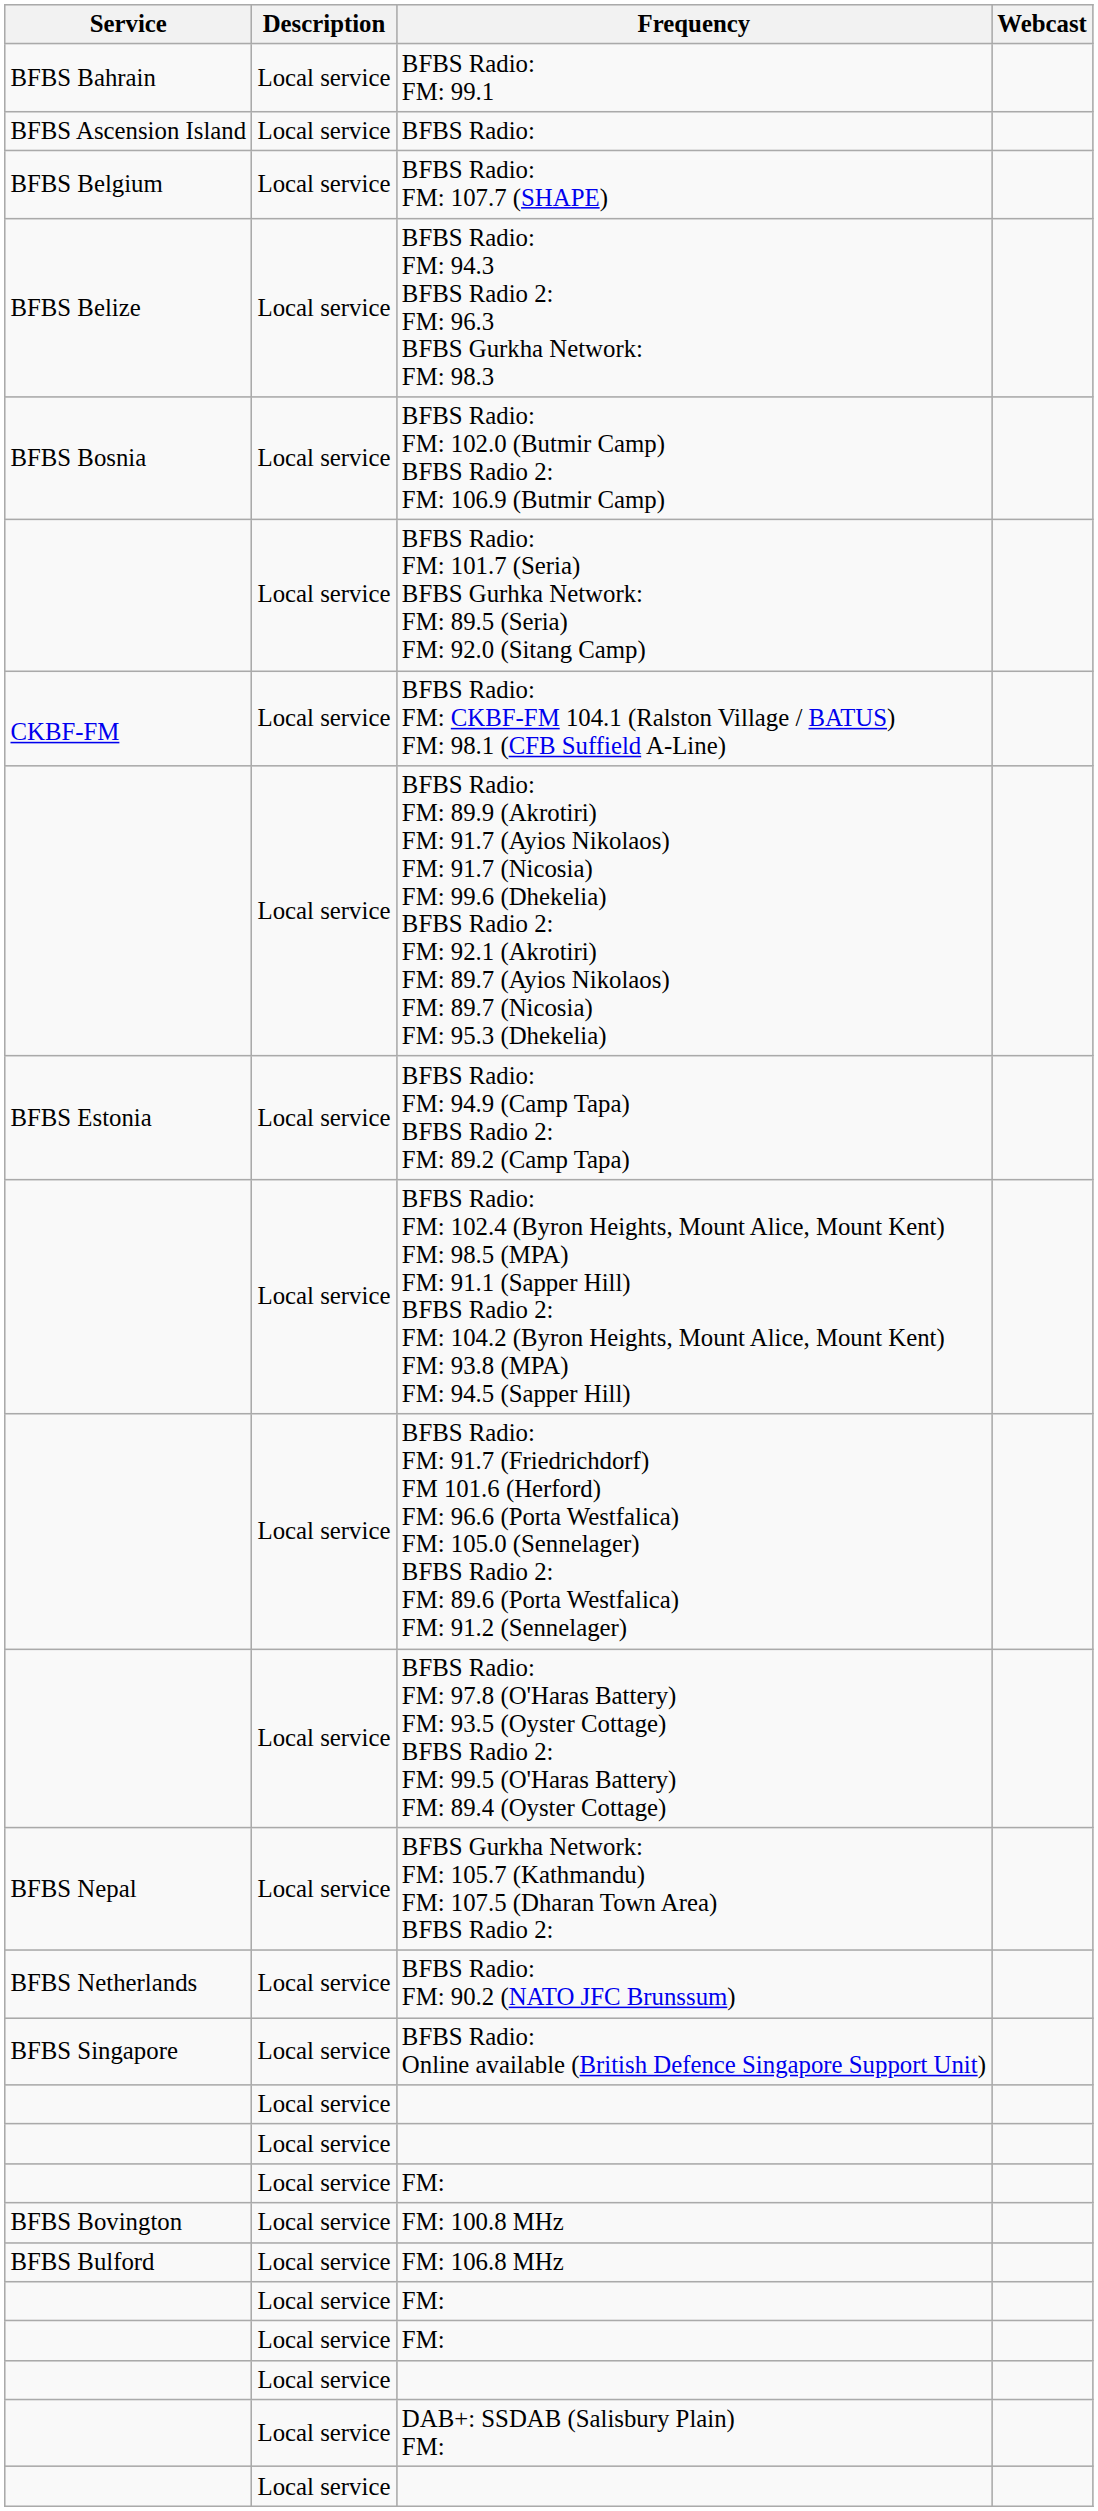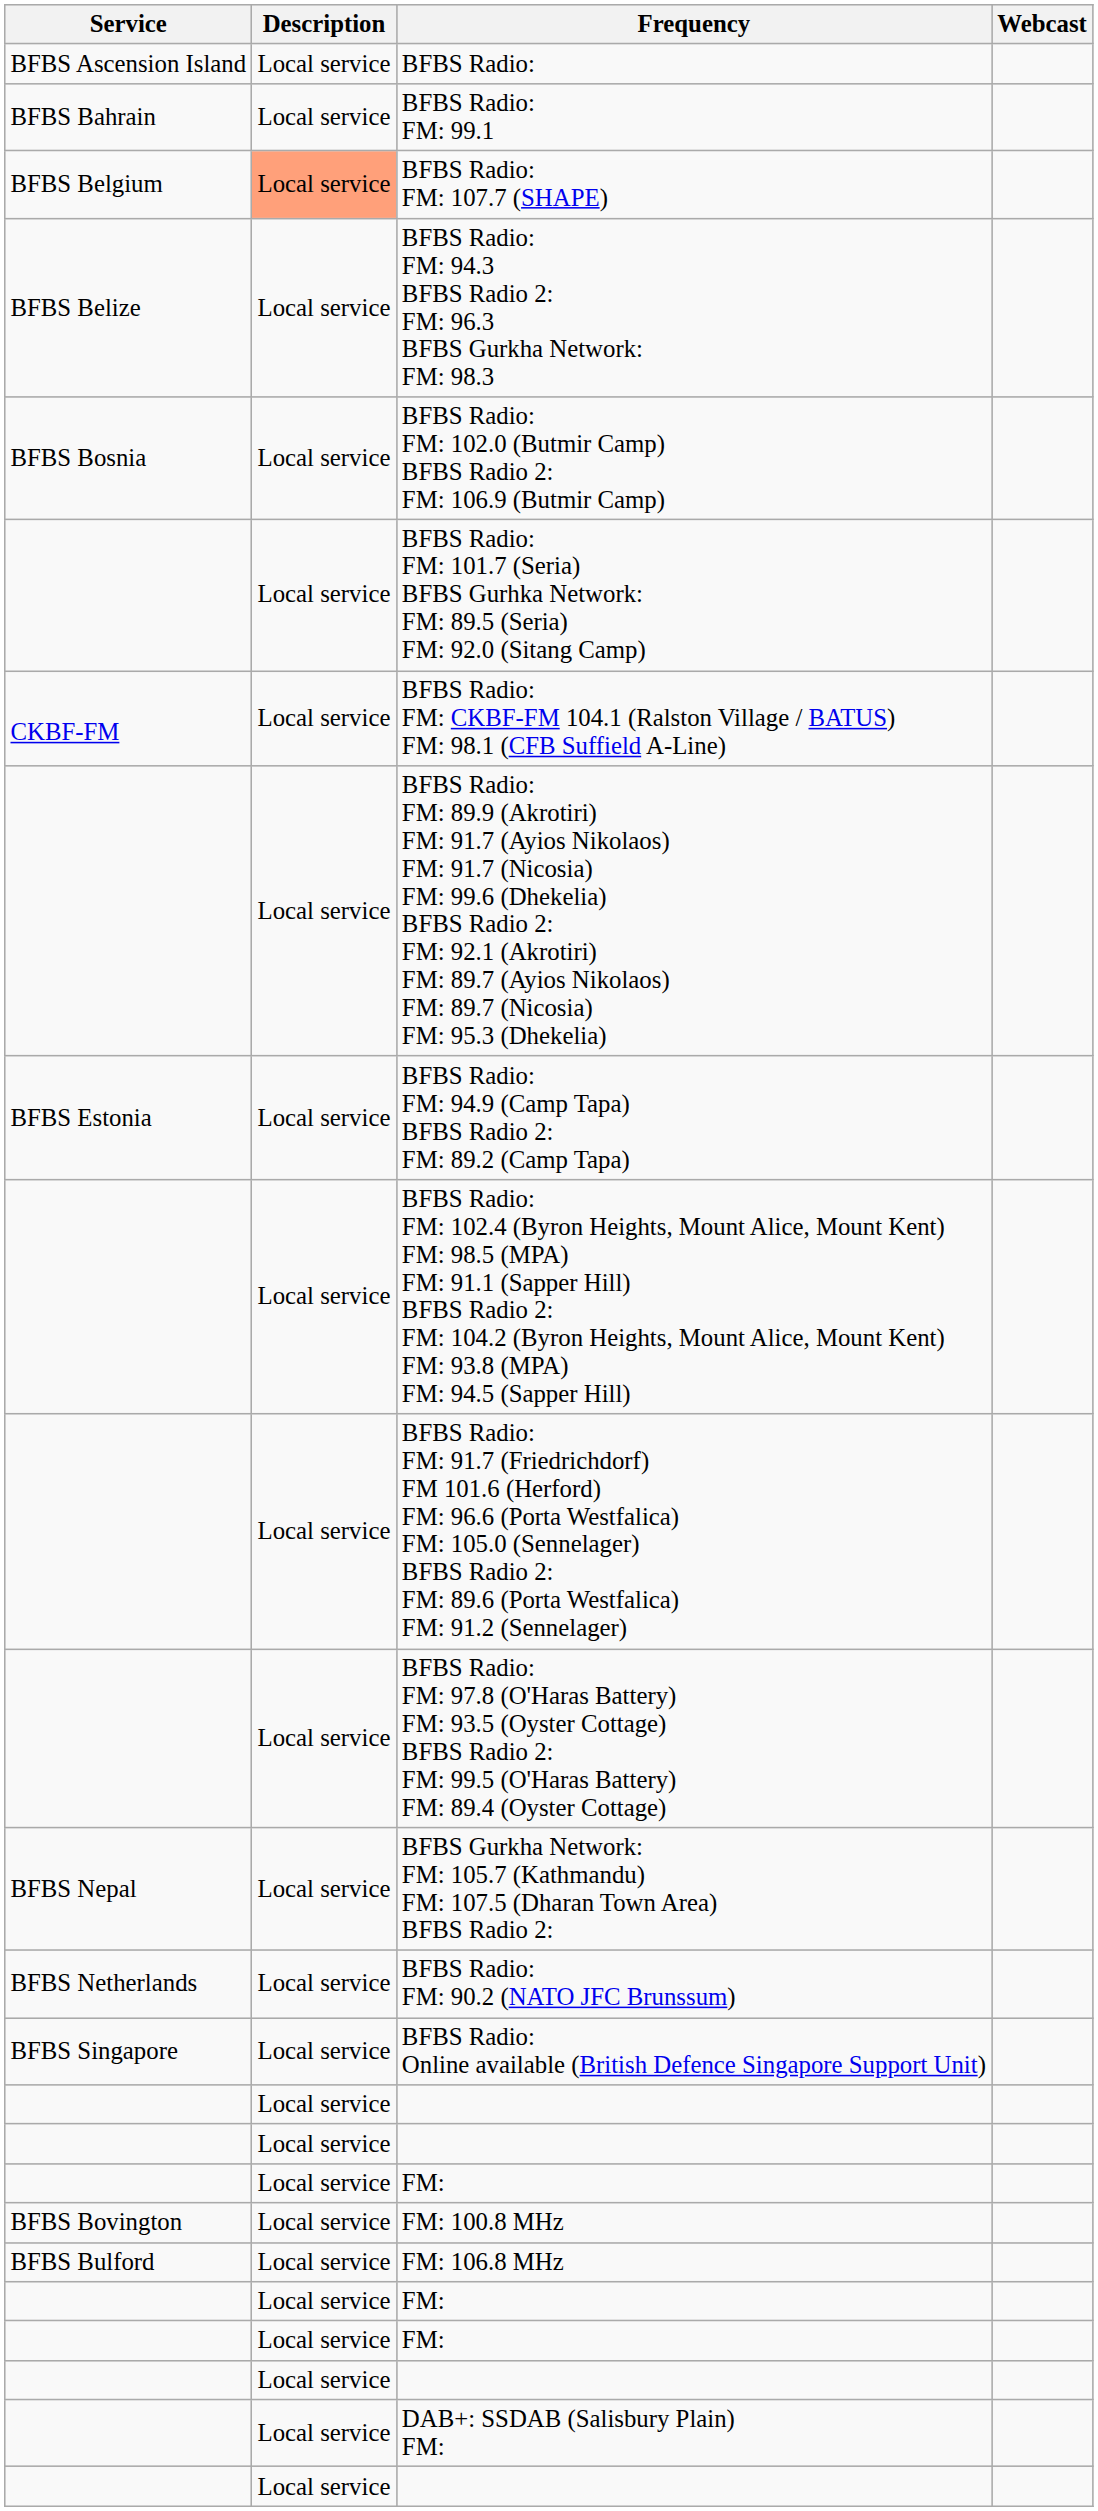rows swapped: (128, 130) <-> (83, 77)
(324, 184) no background -> (324, 184) lightsalmon background
